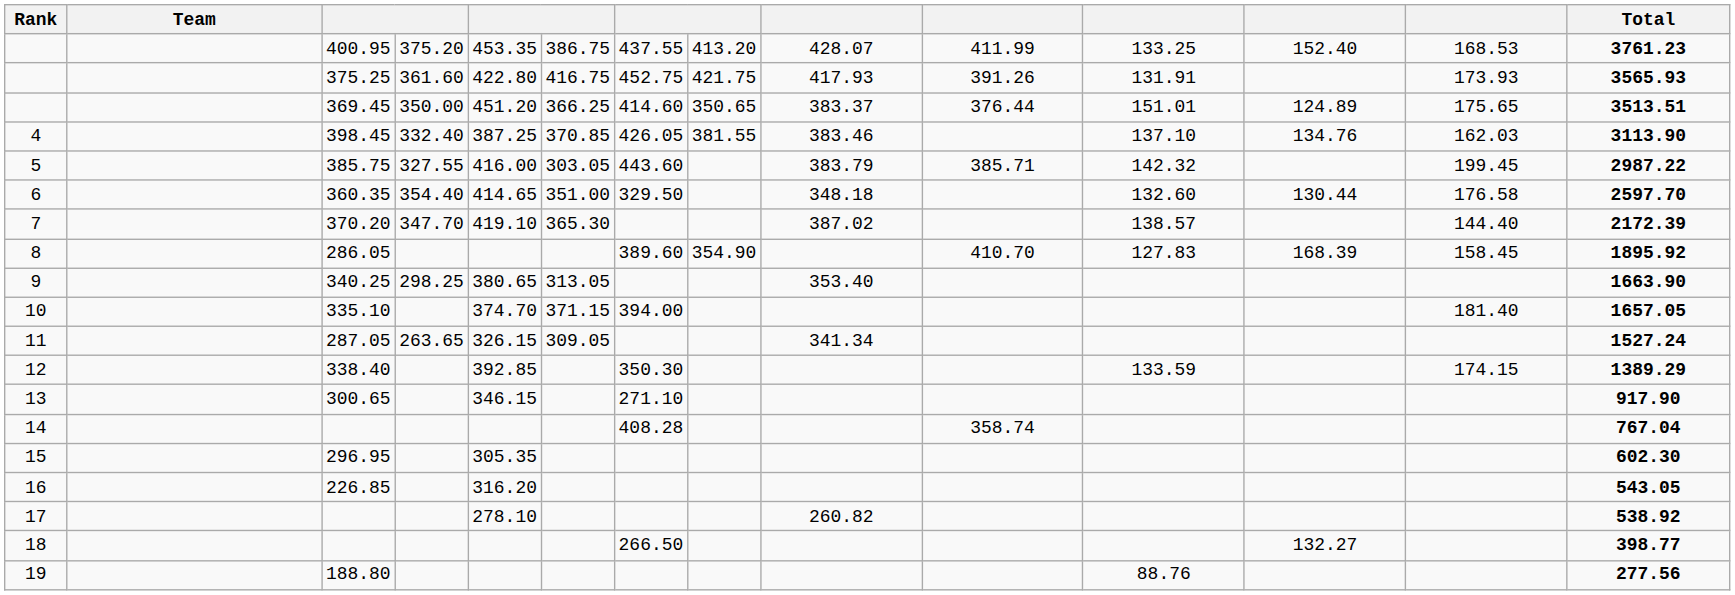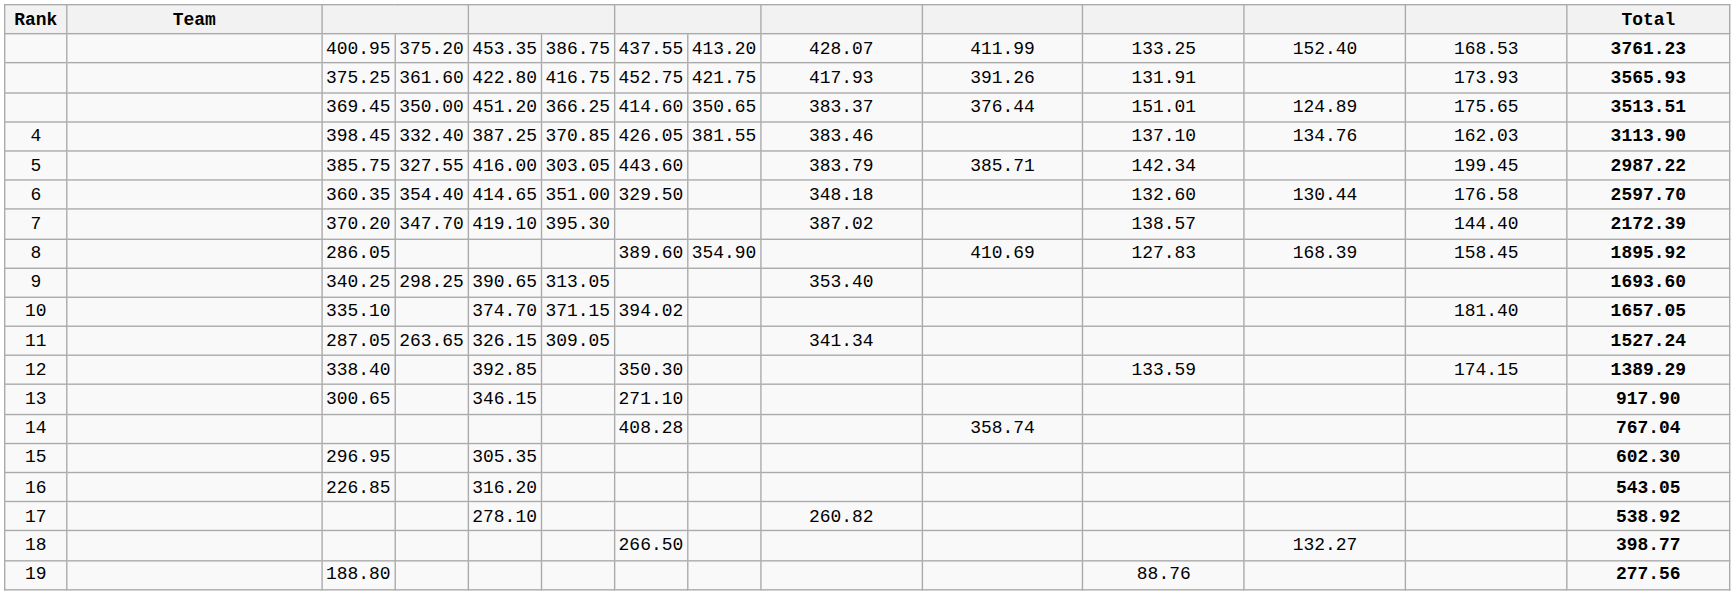(1164, 166) 142.32 -> (1164, 166) 142.34
(578, 224) 365.30 -> (578, 224) 395.30
(1002, 253) 410.70 -> (1002, 253) 410.69
(505, 282) 380.65 -> (505, 282) 390.65
(1648, 282) 1663.90 -> (1648, 282) 1693.60
(651, 312) 394.00 -> (651, 312) 394.02
